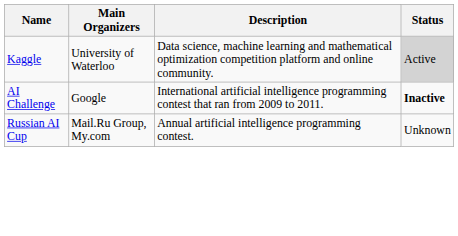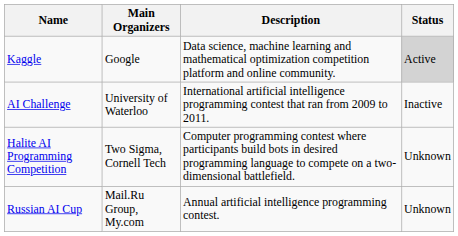(103, 59) University of Waterloo -> (122, 59) Google
(89, 98) Google -> (136, 104) University of Waterloo
(424, 98) bold -> (423, 104) normal
+ row: (40, 156)
